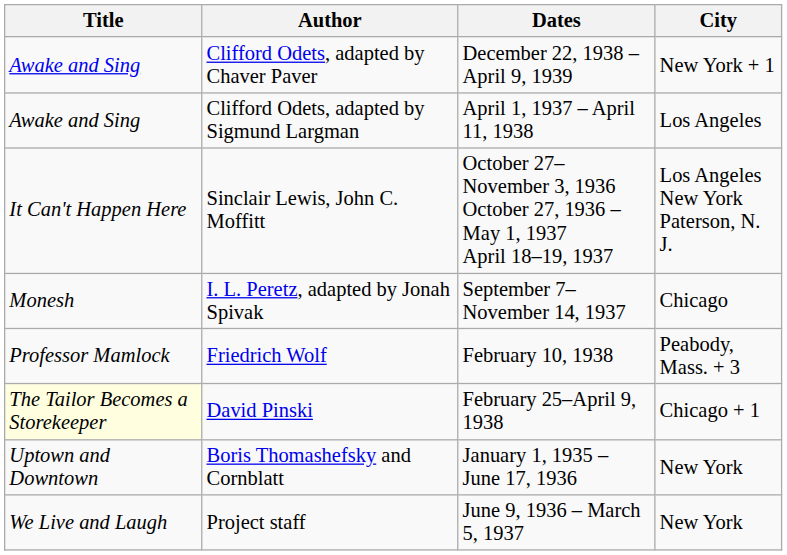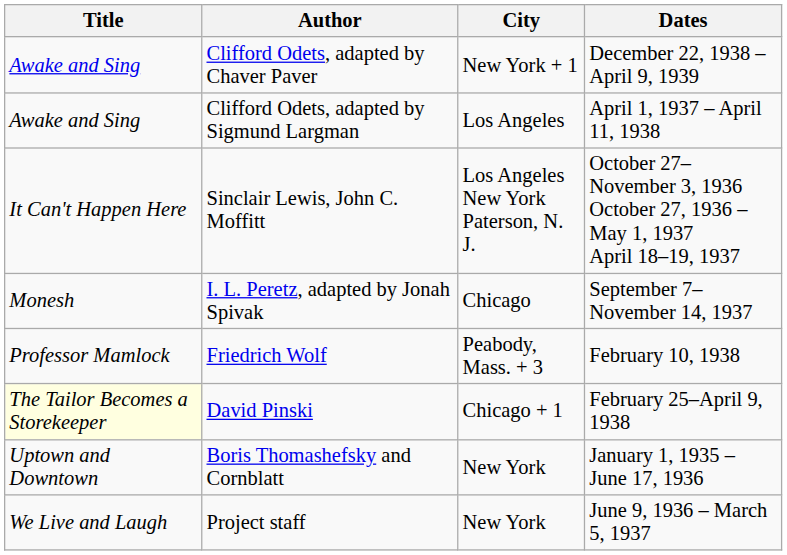columns swapped: (718, 20) <-> (556, 20)
